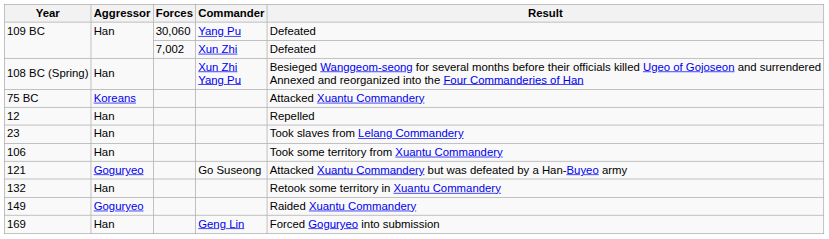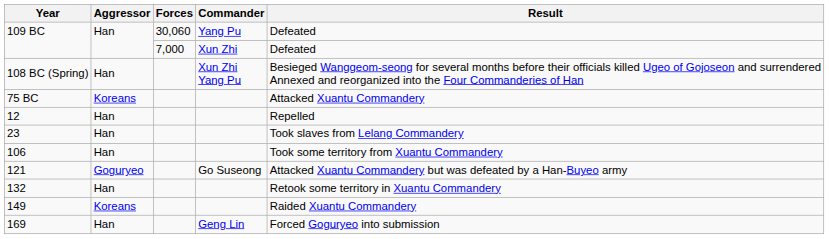(170, 49) 7,002 -> (170, 49) 7,000
(119, 206) Goguryeo -> (115, 206) Koreans
